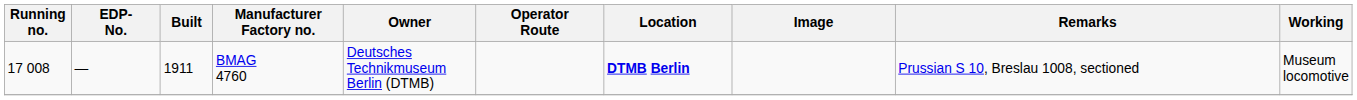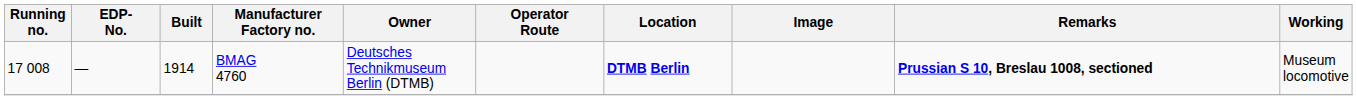(178, 68) 1911 -> (179, 68) 1914
(1019, 68) normal -> (1025, 68) bold
